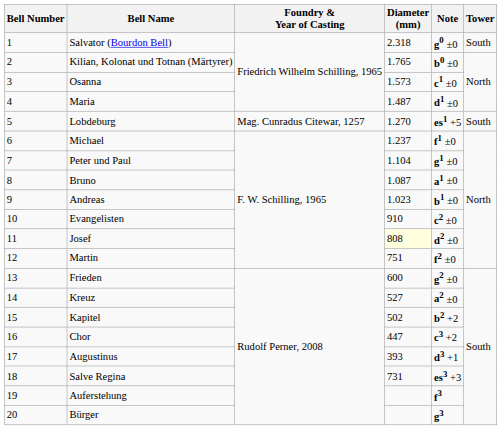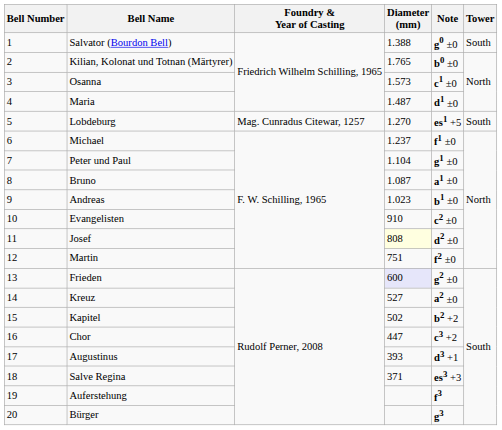(399, 42) 2.318 -> (399, 42) 1.388
(395, 278) no background -> (395, 278) lavender background
(395, 376) 731 -> (395, 376) 371
